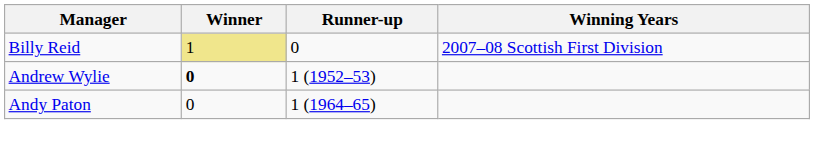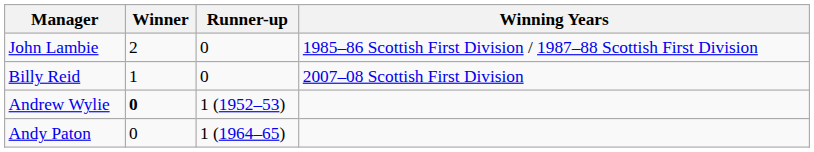+ row: (54, 47)
(190, 47) khaki background -> (133, 76) no background
